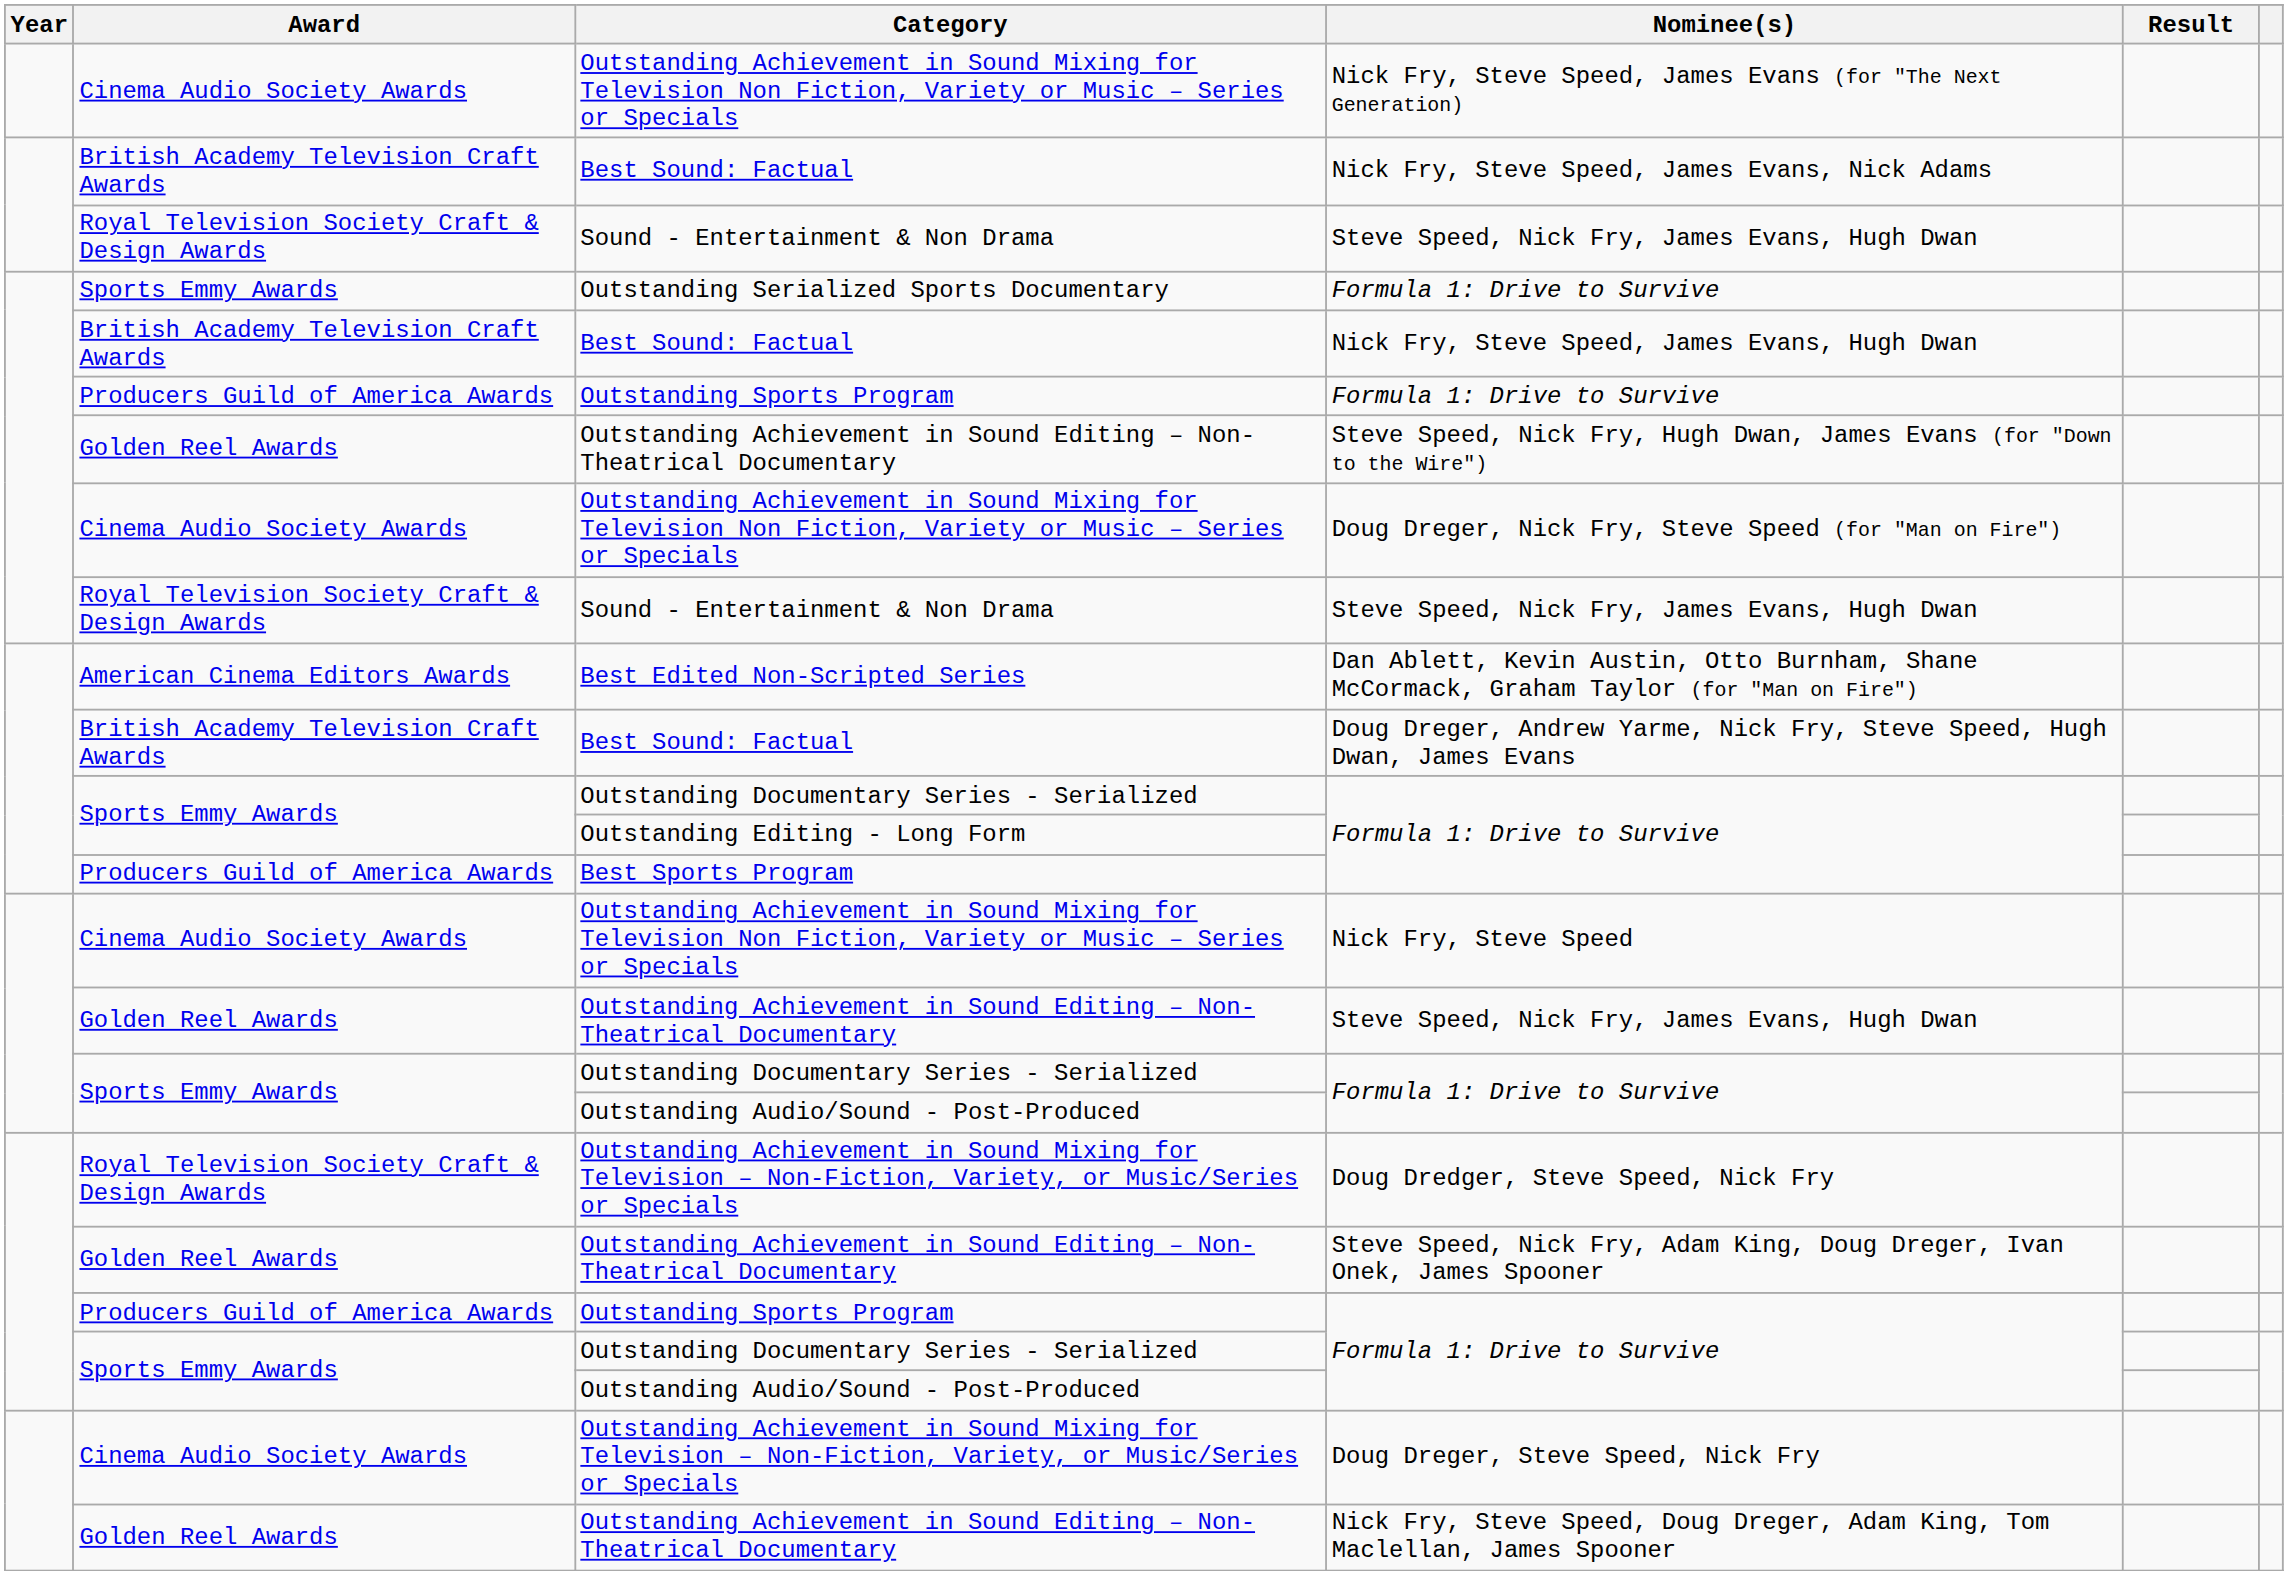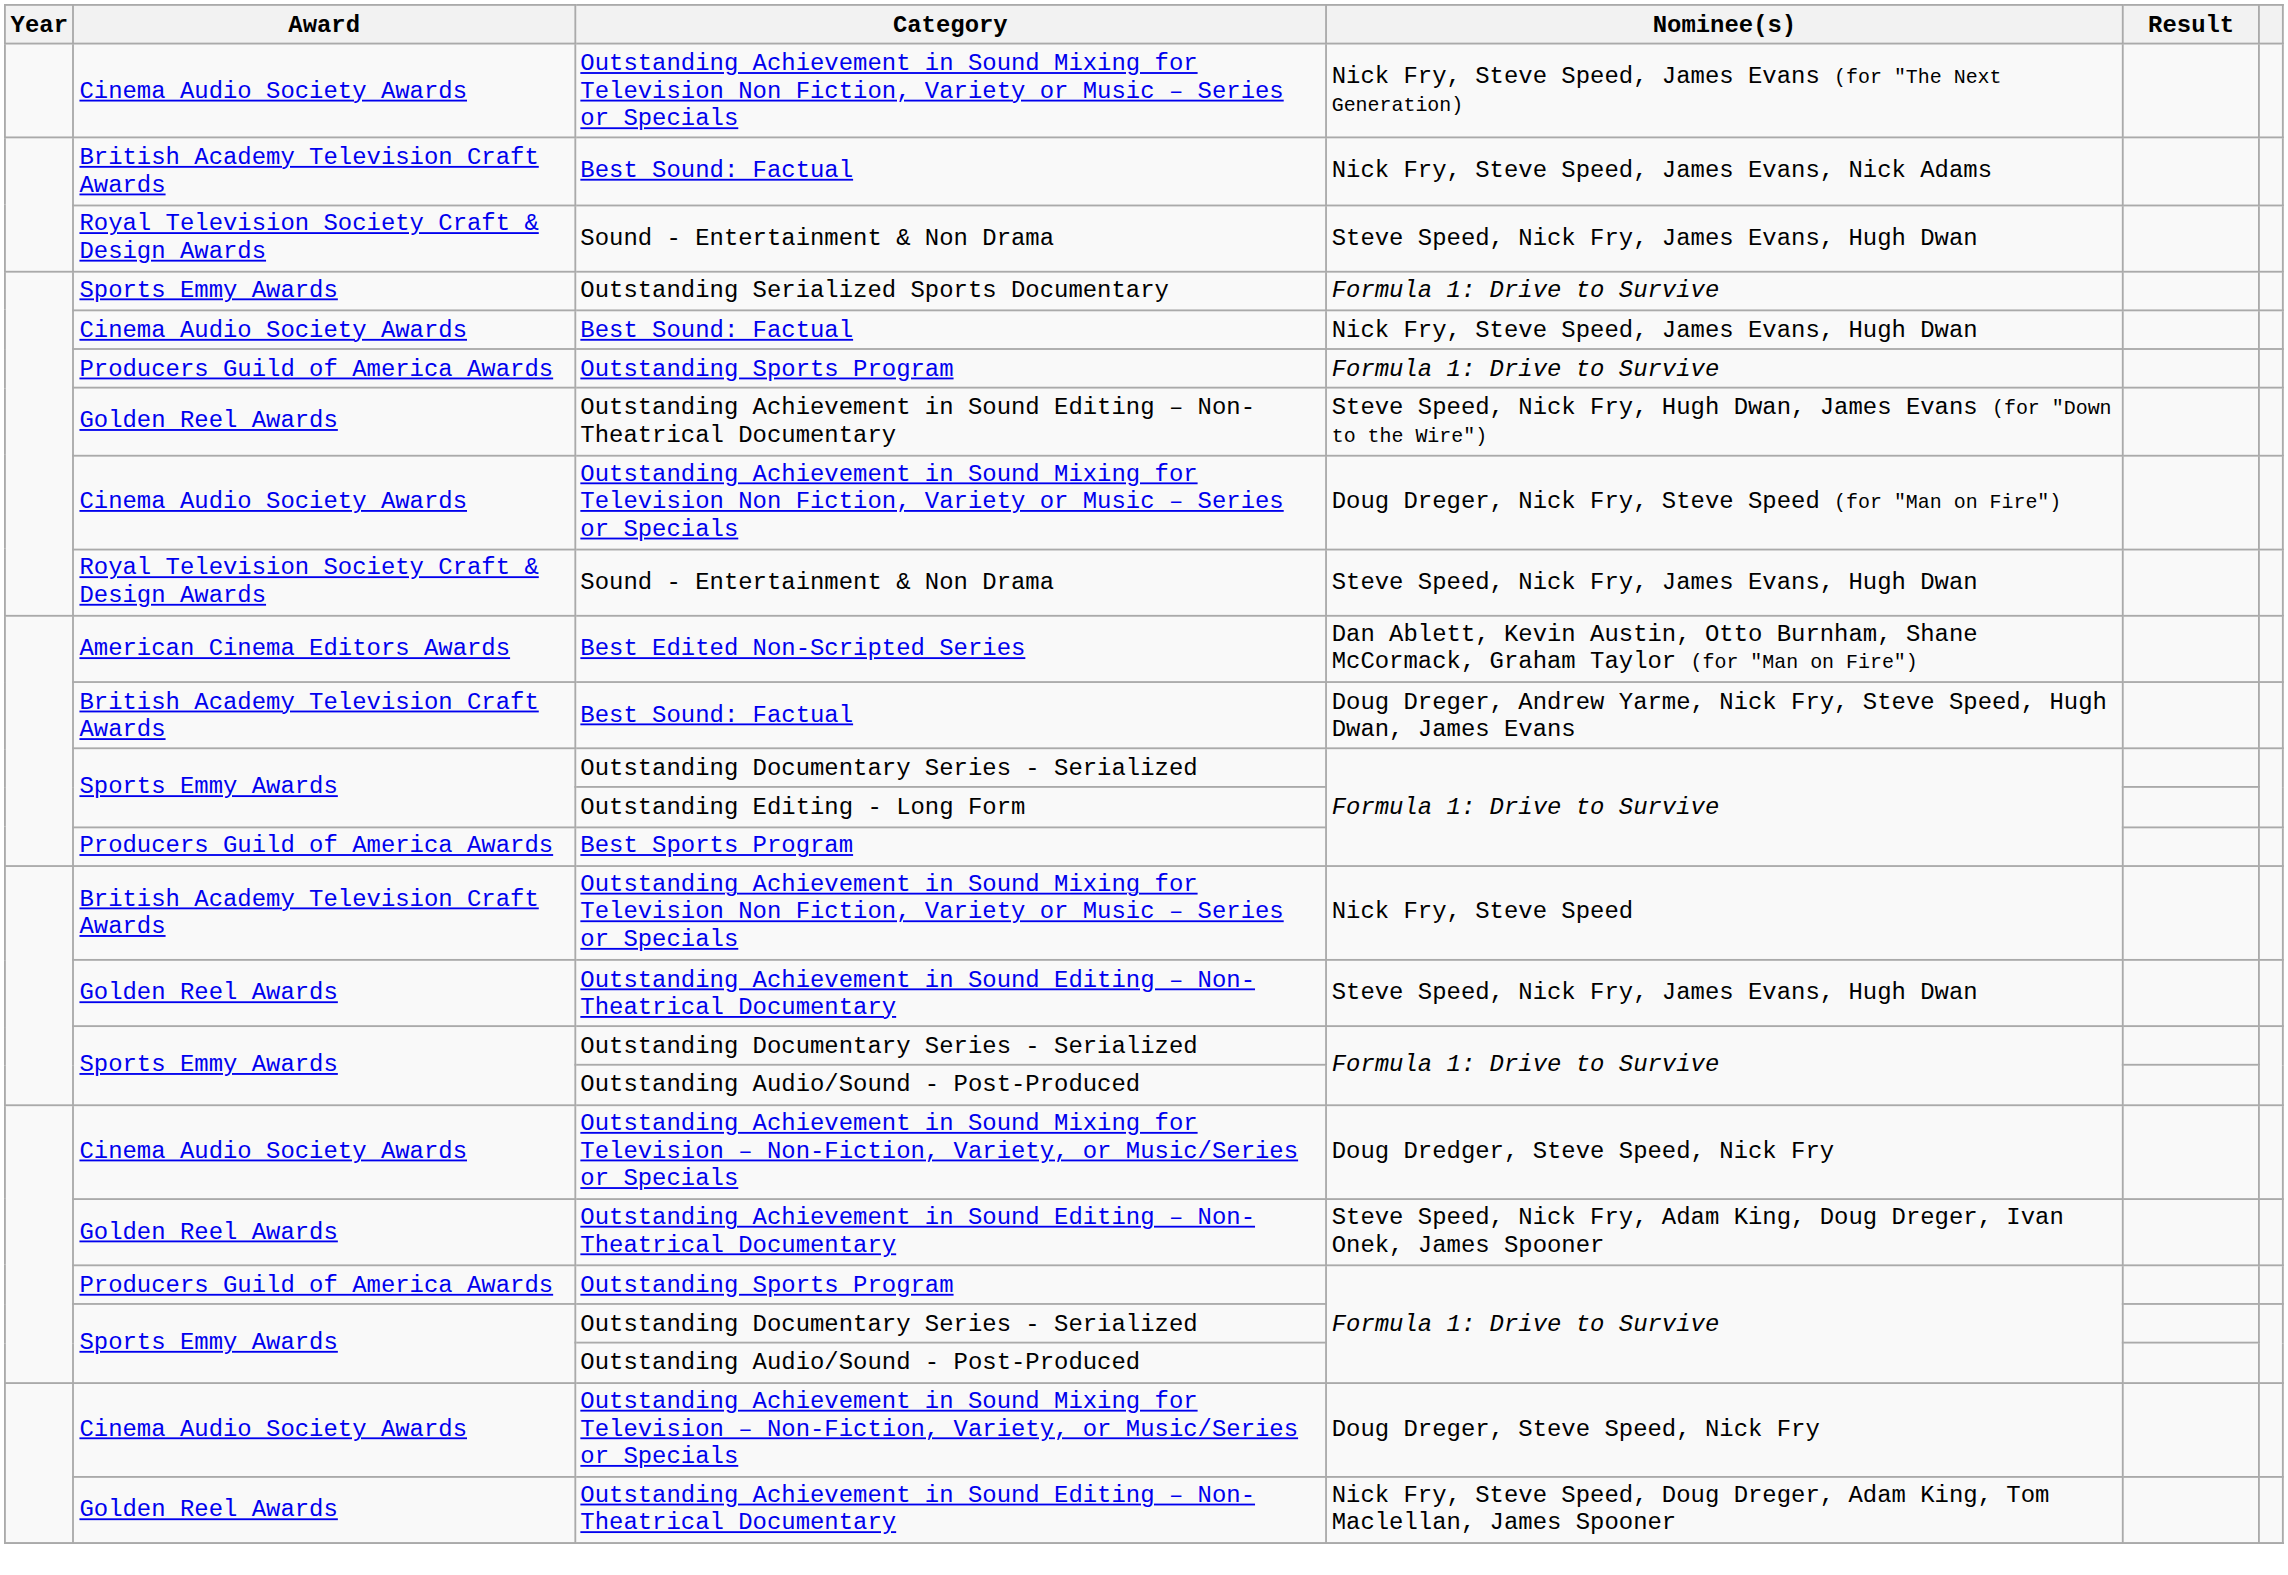(309, 344) British Academy Television Craft Awards -> (273, 330) Cinema Audio Society Awards
(273, 940) Cinema Audio Society Awards -> (309, 913) British Academy Television Craft Awards
(309, 1179) Royal Television Society Craft & Design Awards -> (273, 1152) Cinema Audio Society Awards
